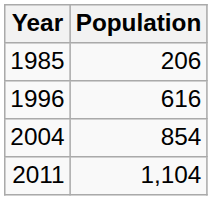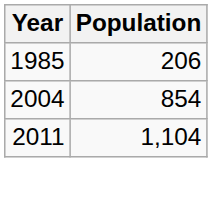- row: (37, 99)
